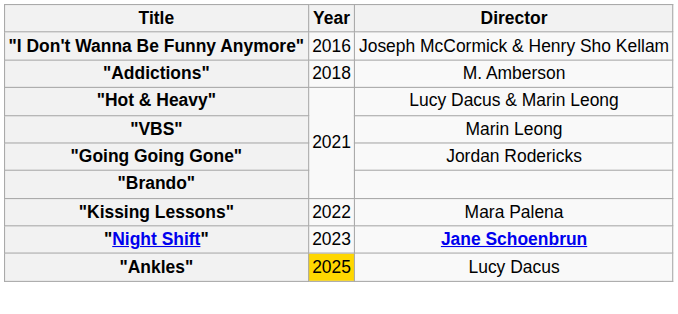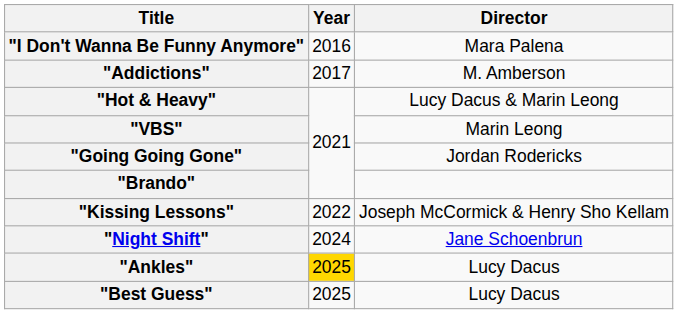(514, 45) Joseph McCormick & Henry Sho Kellam -> (514, 45) Mara Palena
(332, 73) 2018 -> (332, 73) 2017
(514, 211) Mara Palena -> (514, 211) Joseph McCormick & Henry Sho Kellam
(332, 239) 2023 -> (332, 239) 2024
(514, 239) bold -> (514, 239) normal
+ row: (156, 294)
